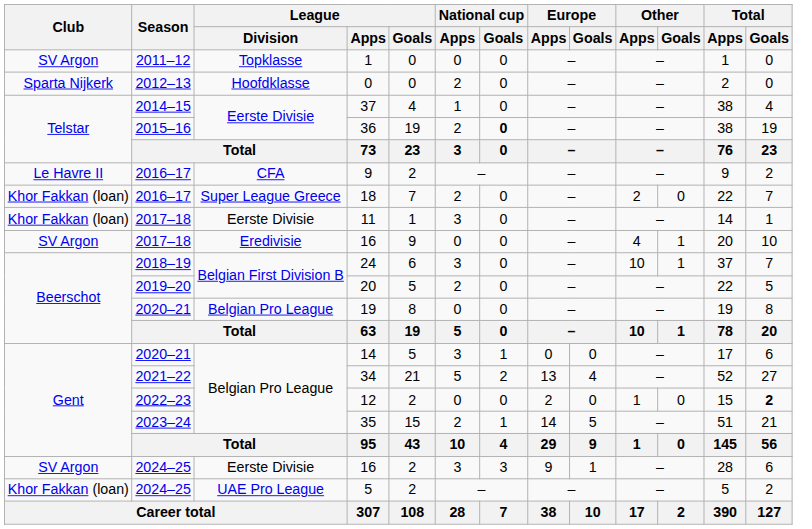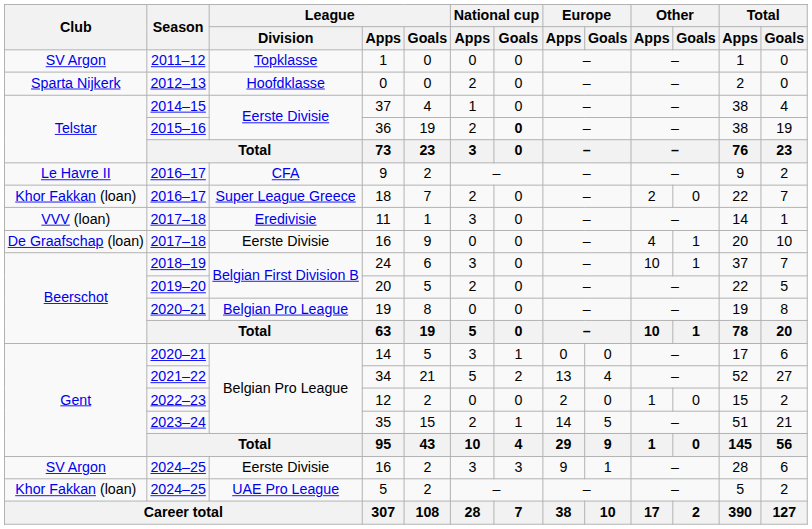(68, 219) Khor Fakkan (loan) -> (76, 219) VVV (loan)
(271, 219) Eerste Divisie -> (286, 219) Eredivisie
(68, 241) SV Argon -> (76, 241) De Graafschap (loan)
(271, 241) Eredivisie -> (286, 241) Eerste Divisie
(769, 399) bold -> (784, 399) normal
